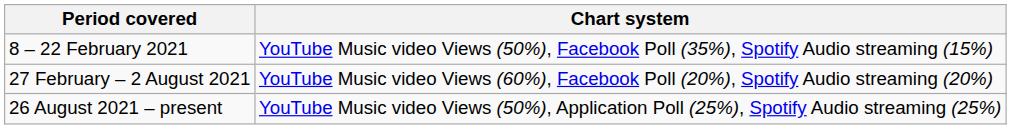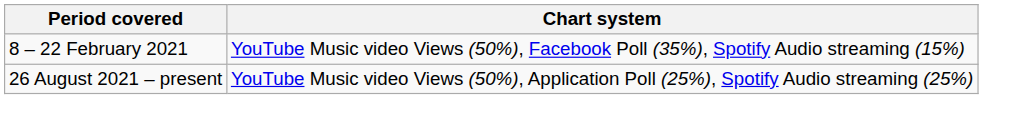- row: (130, 78)
